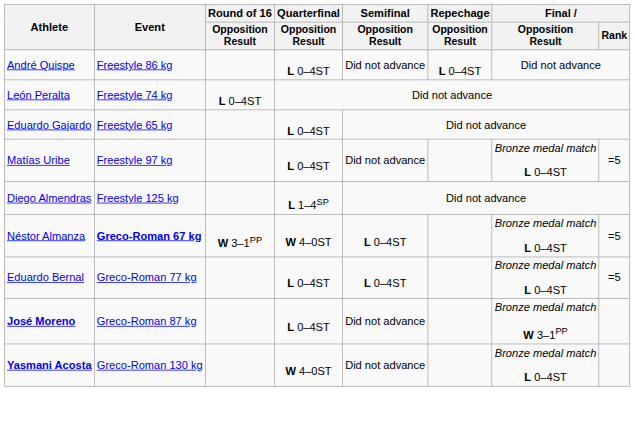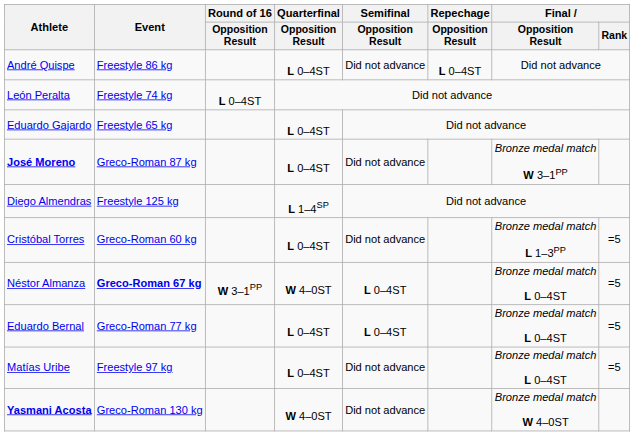rows swapped: (38, 161) <-> (41, 322)
+ row: (46, 240)
(546, 365) Bronze medal match L 0–4ST -> (546, 410) Bronze medal match W 4–0ST
